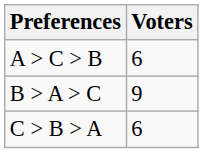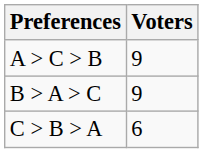(137, 57) 6 -> (137, 57) 9
